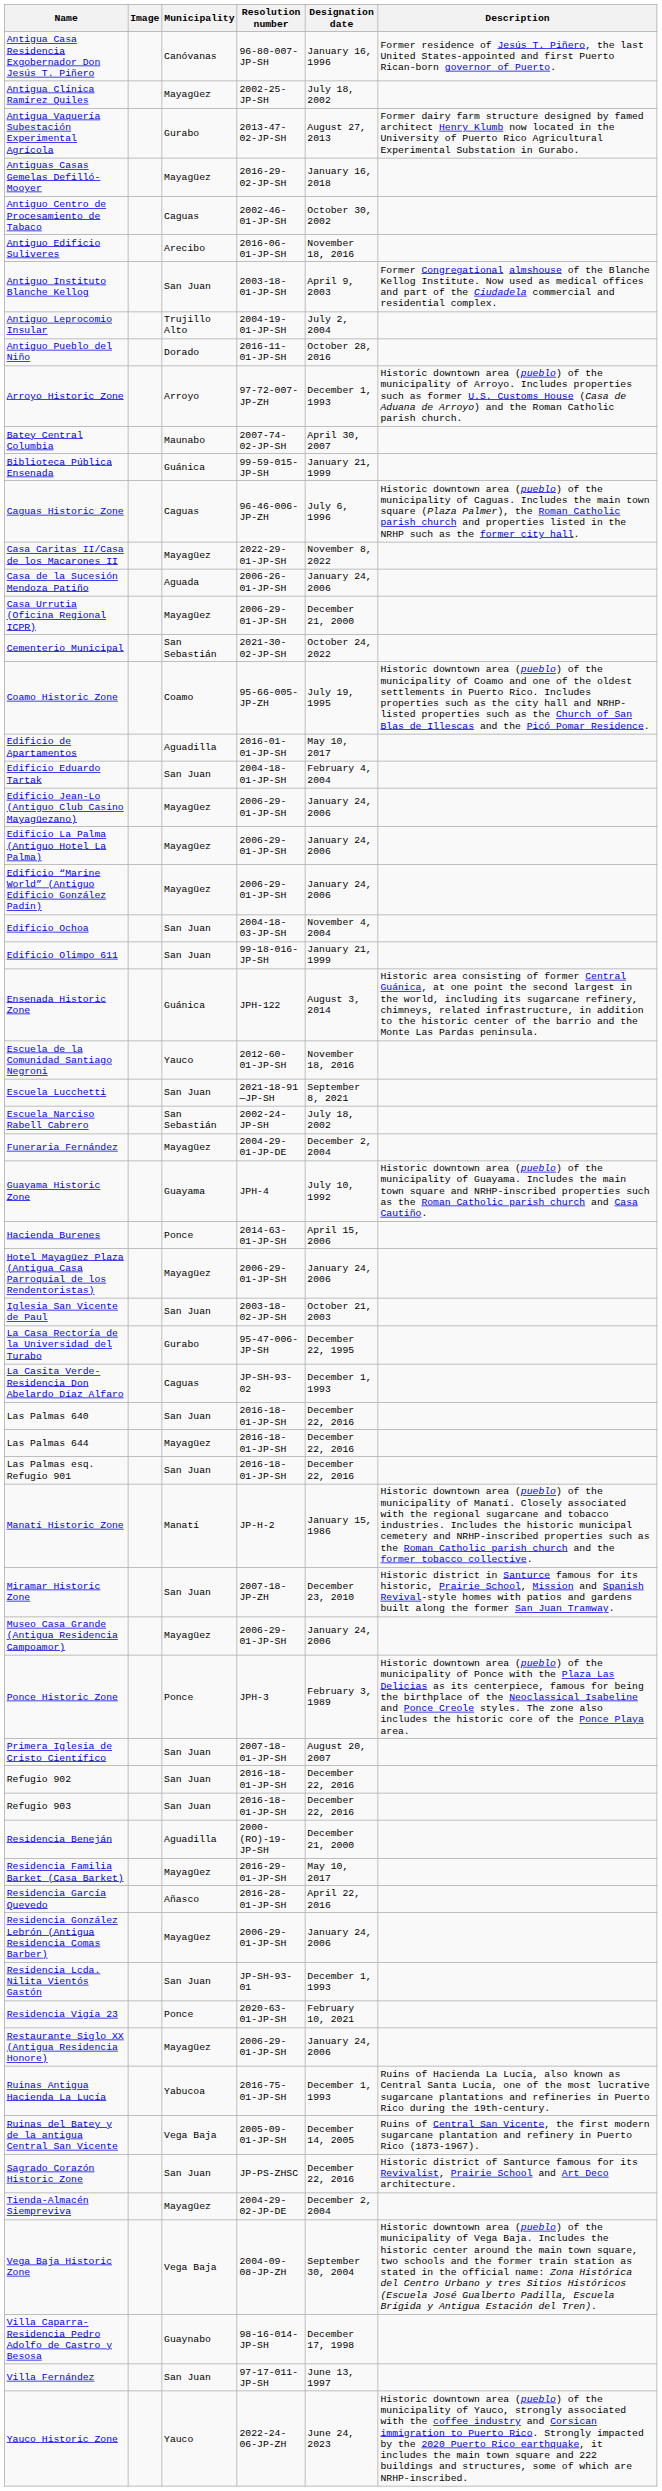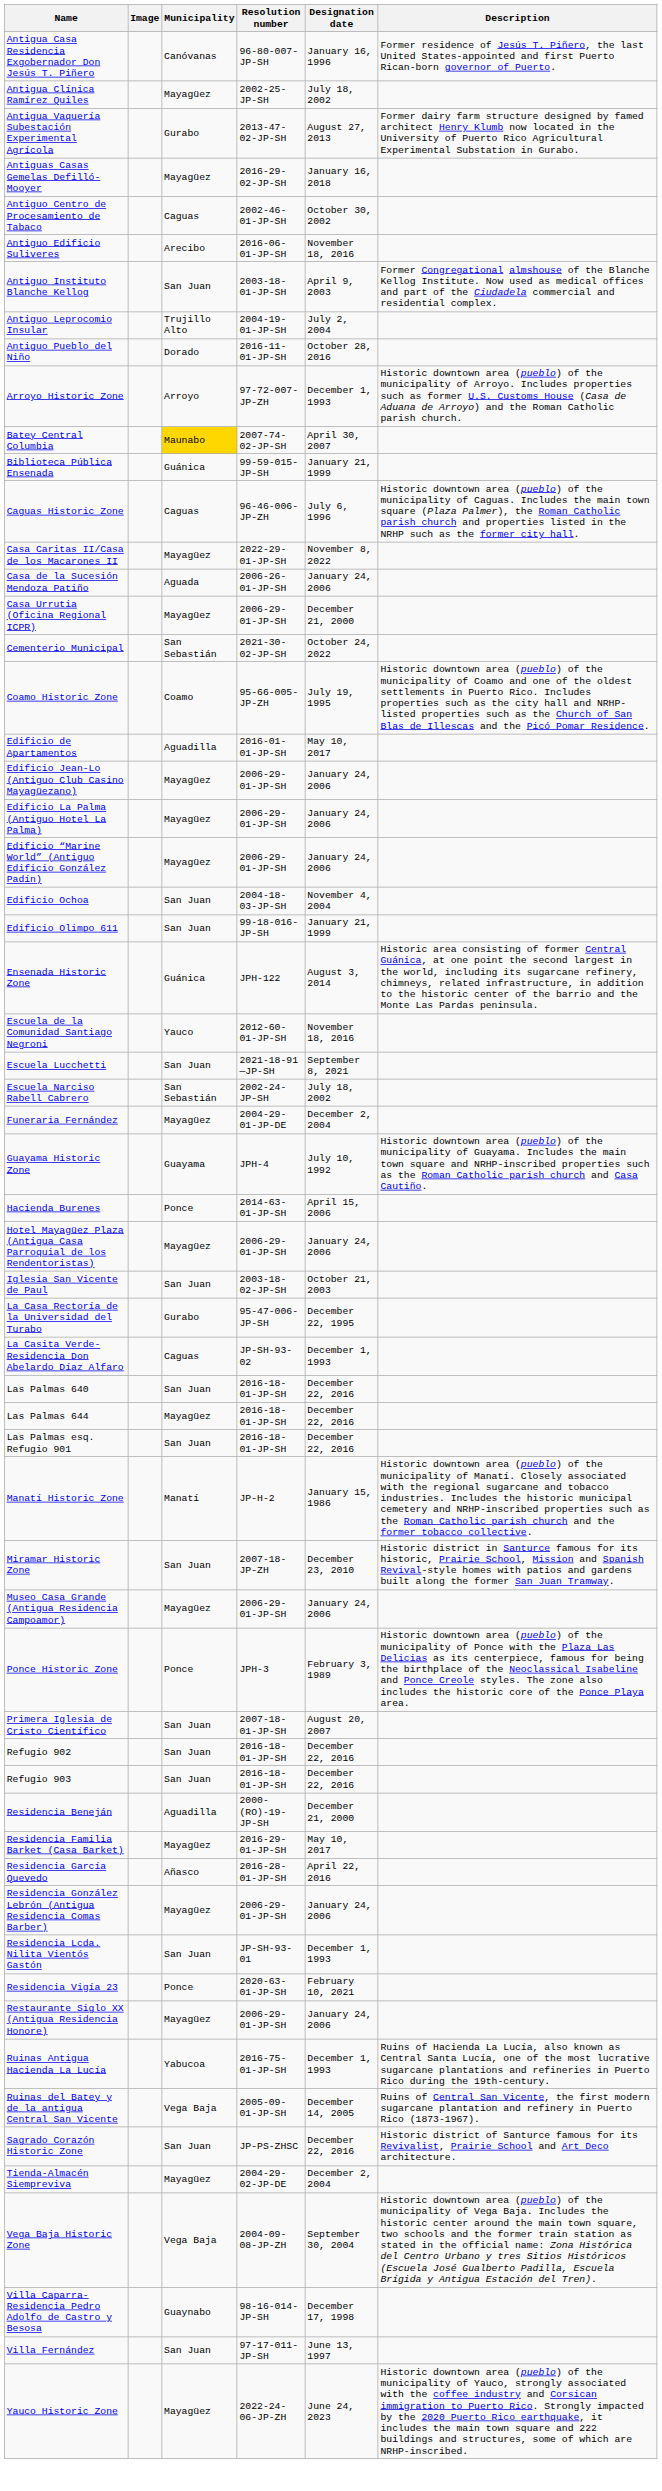(185, 440) no background -> (185, 440) gold background
- row: (54, 775)
(179, 2439) Yauco -> (187, 2411) Mayagüez
